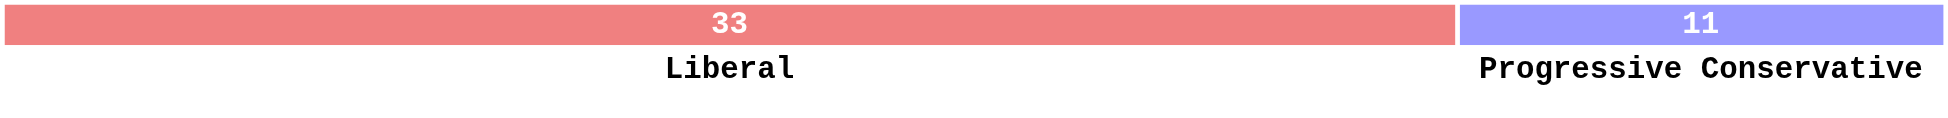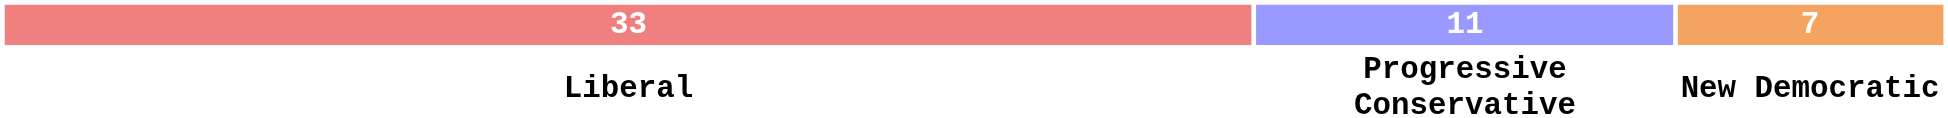+ column: (1810, 25)
